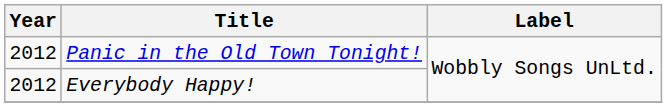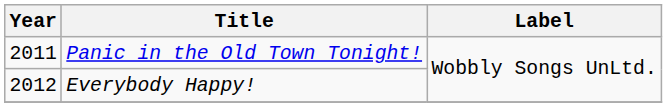(33, 53) 2012 -> (33, 53) 2011
